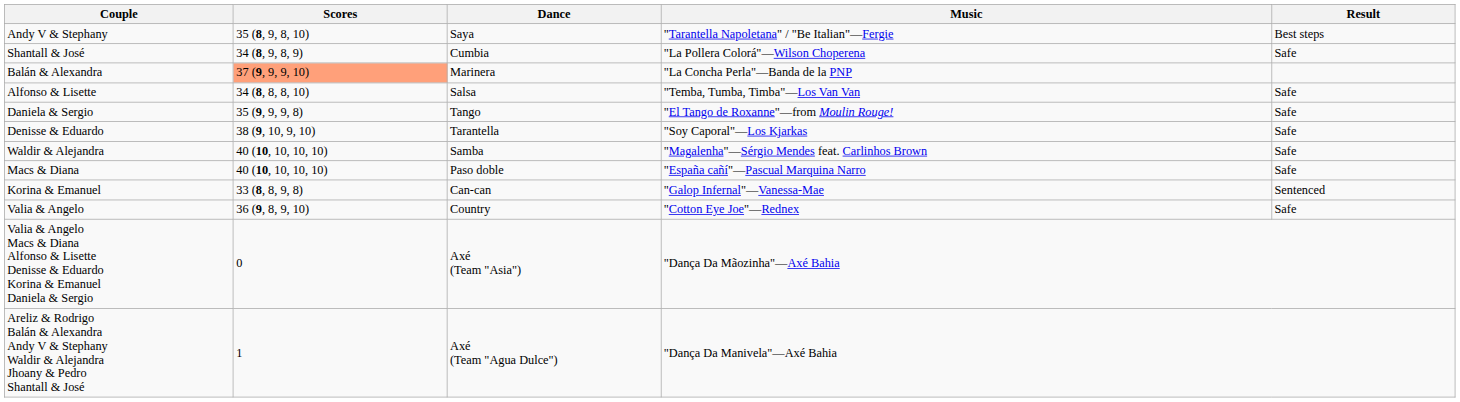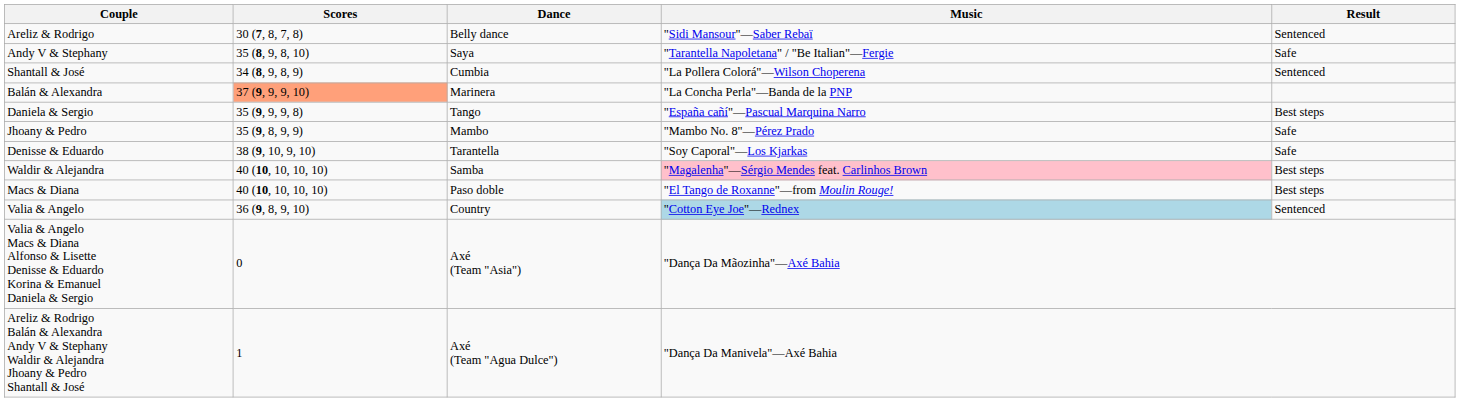+ row: (51, 33)
(1299, 33) Best steps -> (1285, 53) Safe
(1285, 53) Safe -> (1300, 72) Sentenced
- row: (52, 92)
(779, 111) "El Tango de Roxanne"—from Moulin Rouge! -> (765, 111) "España cañí"—Pascual Marquina Narro
(1285, 111) Safe -> (1299, 111) Best steps
+ row: (47, 131)
(795, 151) no background -> (795, 170) pink background
(1285, 151) Safe -> (1299, 170) Best steps
(765, 170) "España cañí"—Pascual Marquina Narro -> (779, 190) "El Tango de Roxanne"—from Moulin Rouge!
(1285, 170) Safe -> (1299, 190) Best steps
- row: (54, 190)
(731, 209) no background -> (731, 209) lightblue background
(1285, 209) Safe -> (1300, 209) Sentenced
